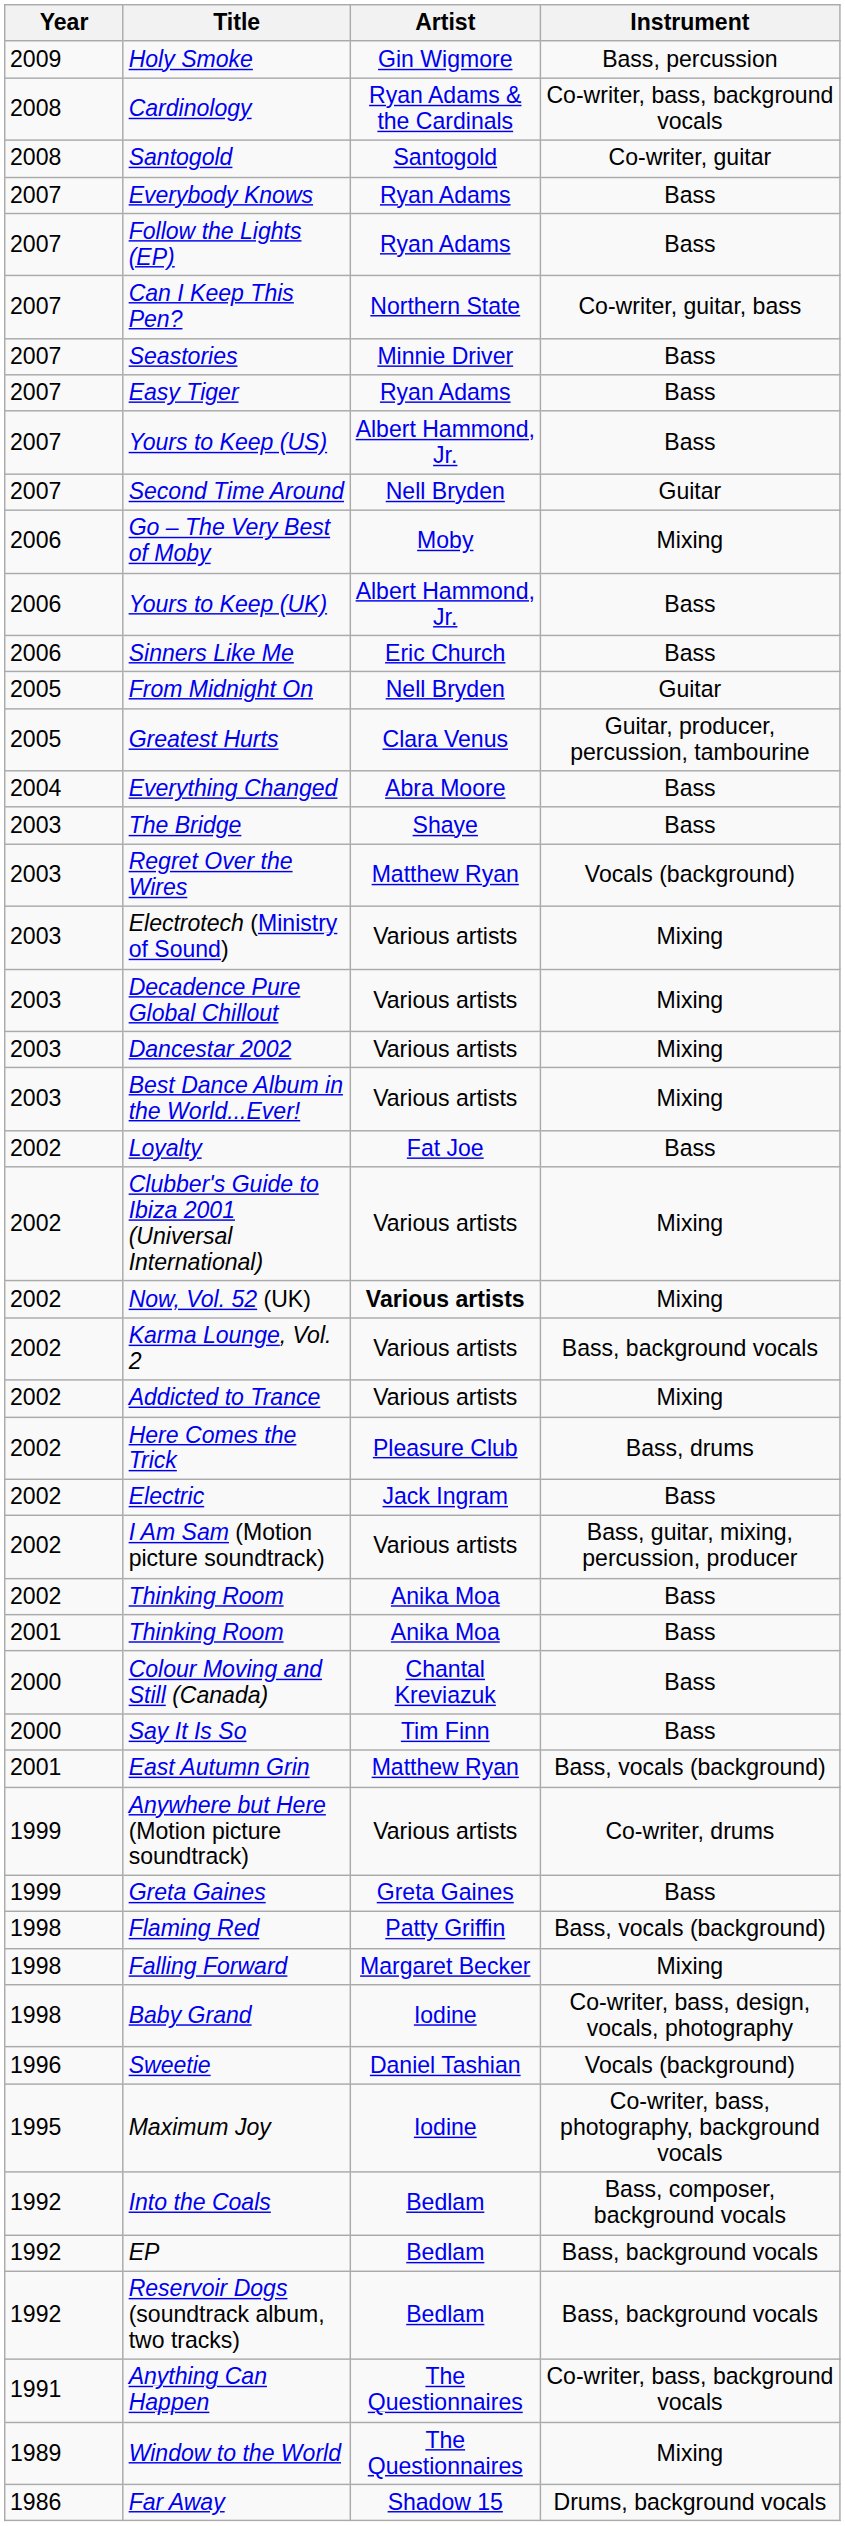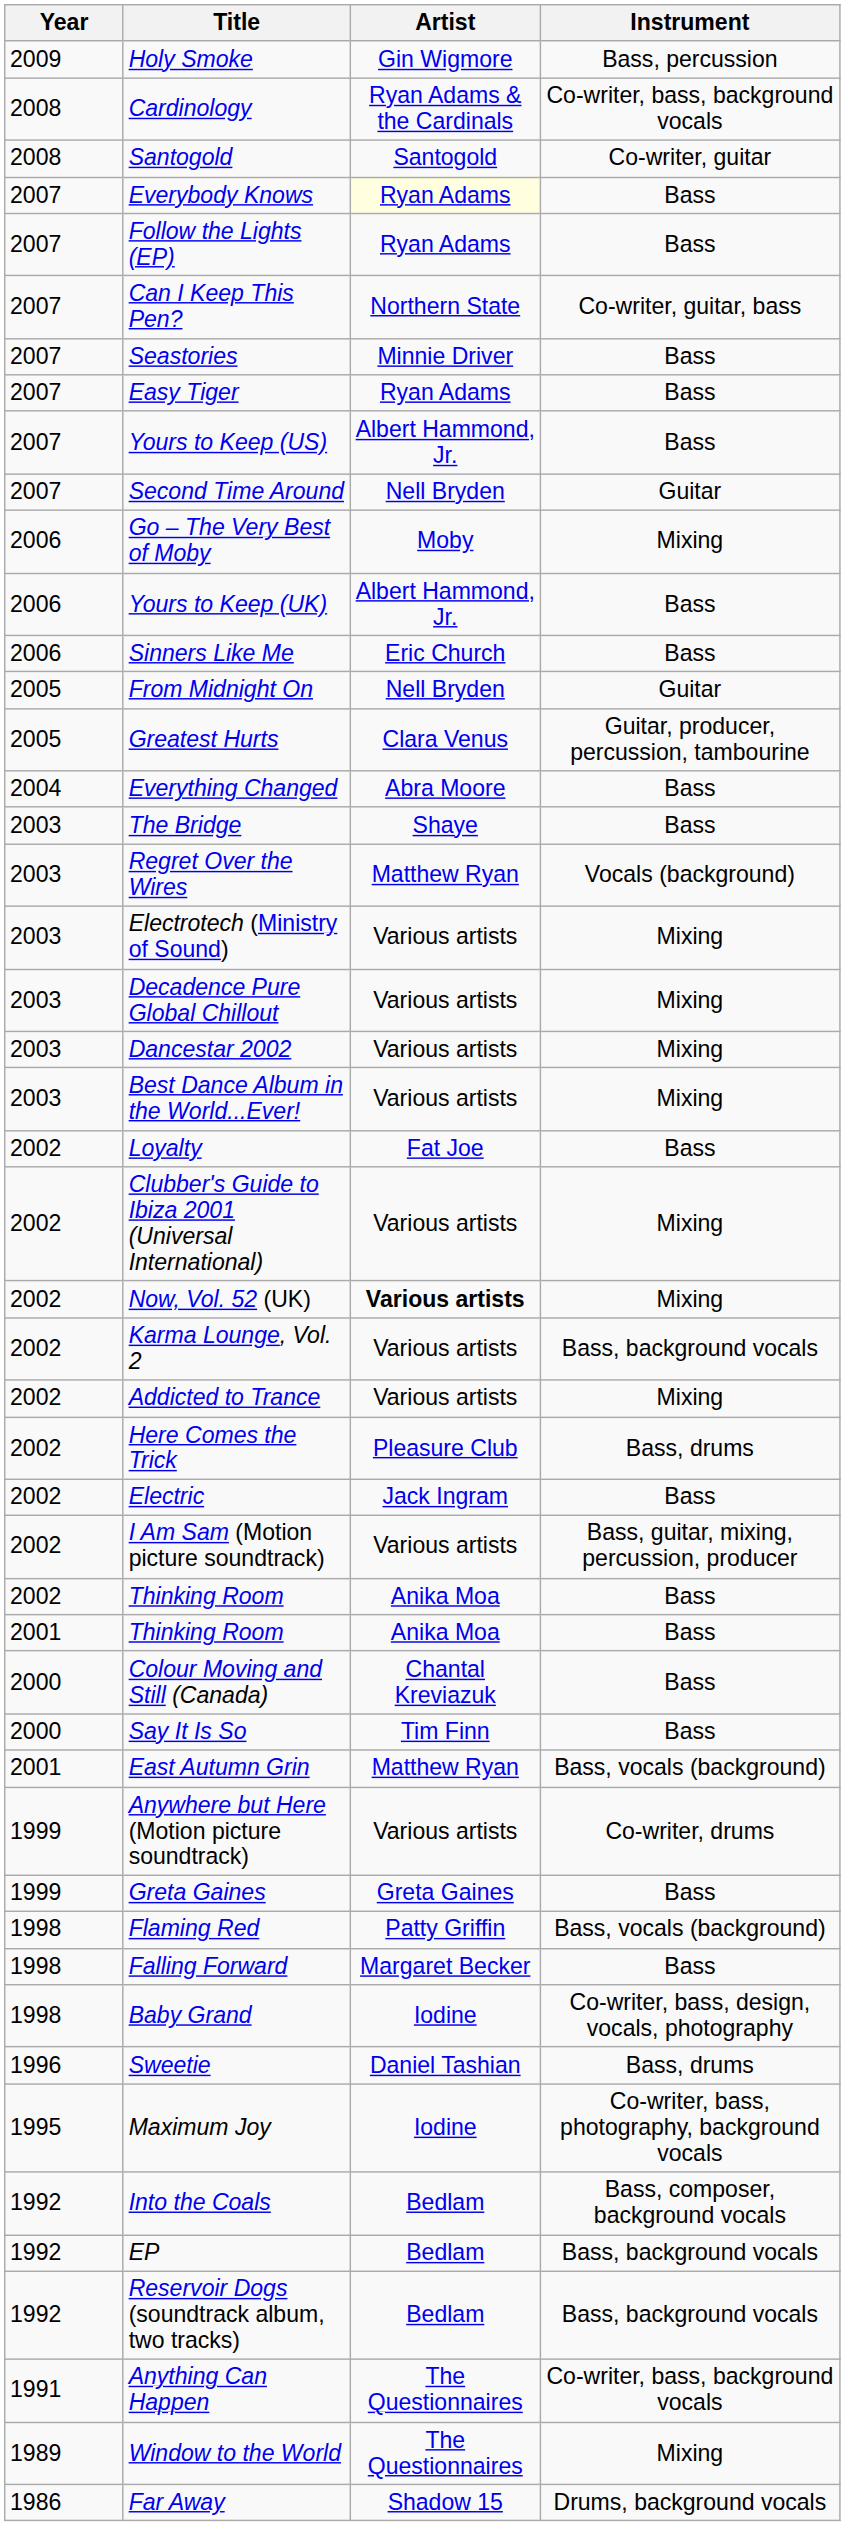(445, 194) no background -> (445, 194) lightyellow background
(690, 1966) Mixing -> (690, 1966) Bass
(690, 2065) Vocals (background) -> (690, 2065) Bass, drums
